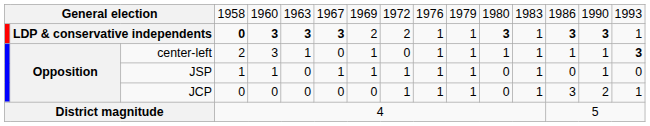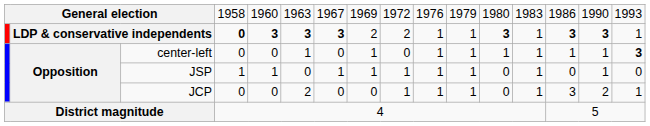(242, 53) 2 -> (242, 53) 0
(275, 53) 3 -> (275, 53) 0
(308, 92) 0 -> (308, 92) 2
